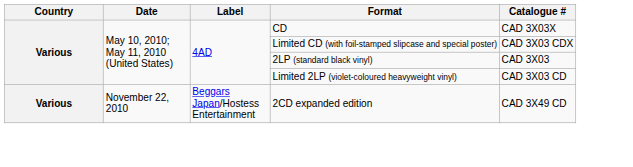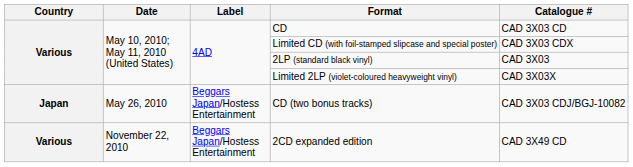(529, 28) CAD 3X03X -> (534, 28) CAD 3X03 CD
(534, 76) CAD 3X03 CD -> (529, 76) CAD 3X03X
+ row: (322, 103)
